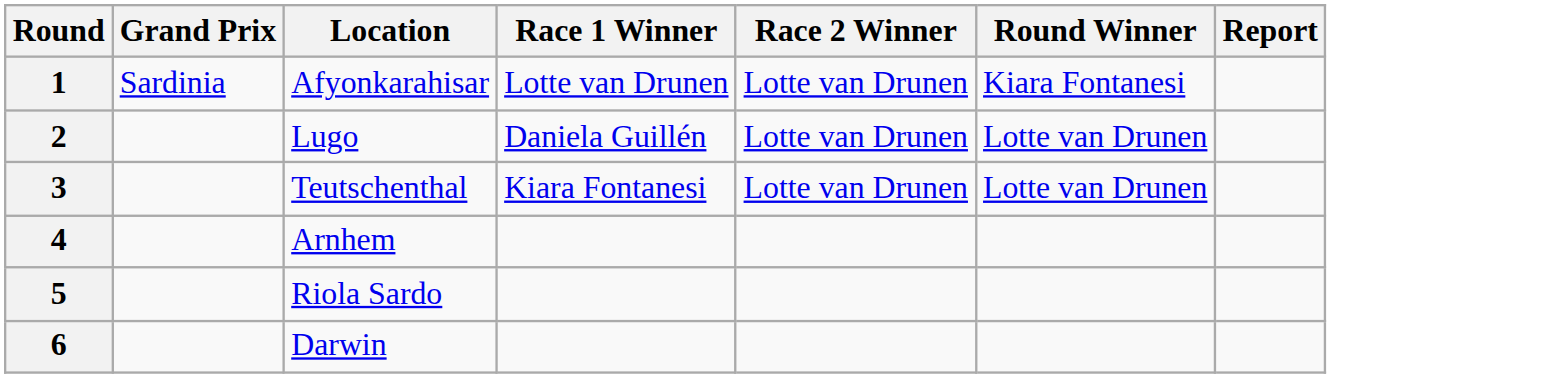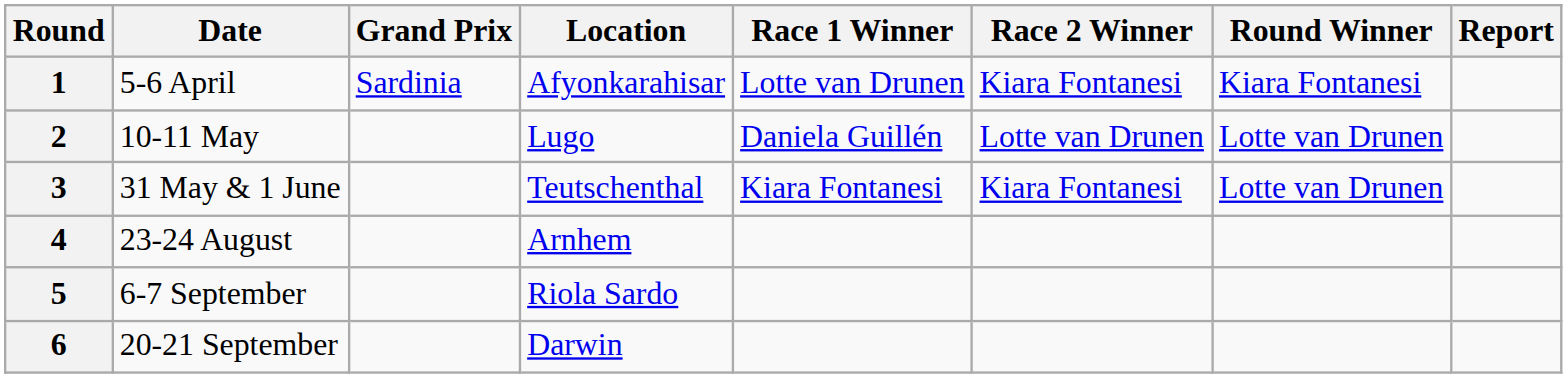+ column: (230, 30)
(856, 82) Lotte van Drunen -> (1081, 82) Kiara Fontanesi
(856, 187) Lotte van Drunen -> (1081, 187) Kiara Fontanesi
